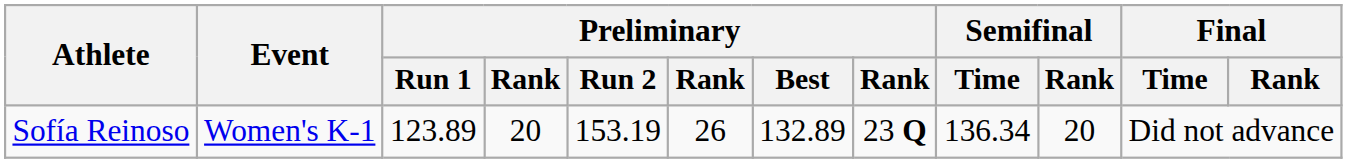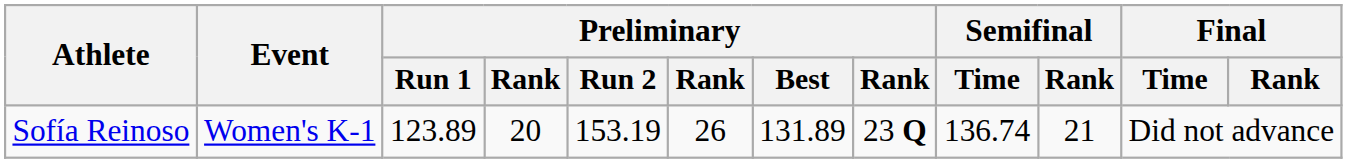(802, 131) 132.89 -> (802, 131) 131.89
(987, 131) 136.34 -> (987, 131) 136.74
(1079, 131) 20 -> (1079, 131) 21
